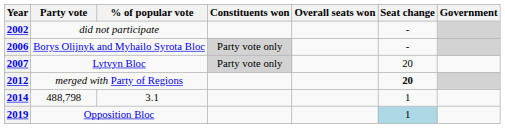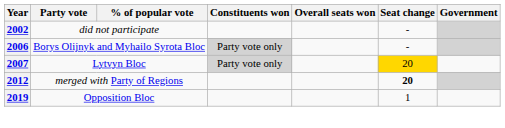(408, 64) no background -> (408, 64) gold background
- row: (18, 98)
(408, 115) lightblue background -> (408, 98) no background
